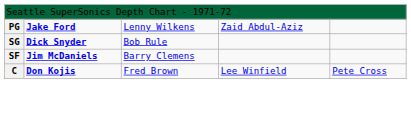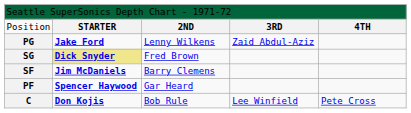+ row: (28, 27)
(56, 41) no background -> (85, 56) khaki background
(145, 41) Bob Rule -> (171, 56) Fred Brown
+ row: (28, 86)
(151, 71) Fred Brown -> (166, 101) Bob Rule
